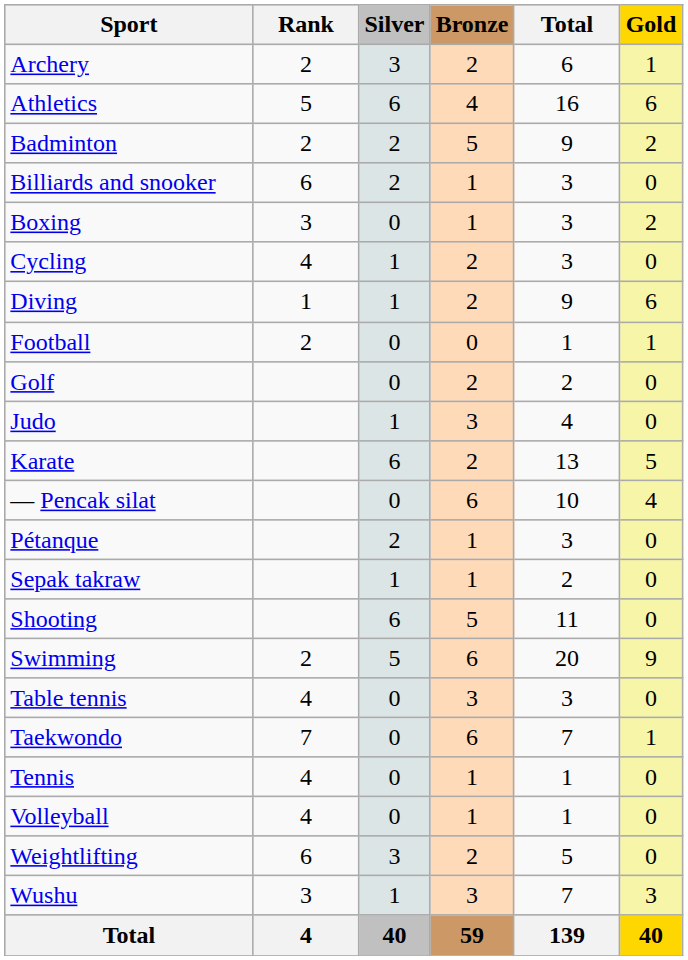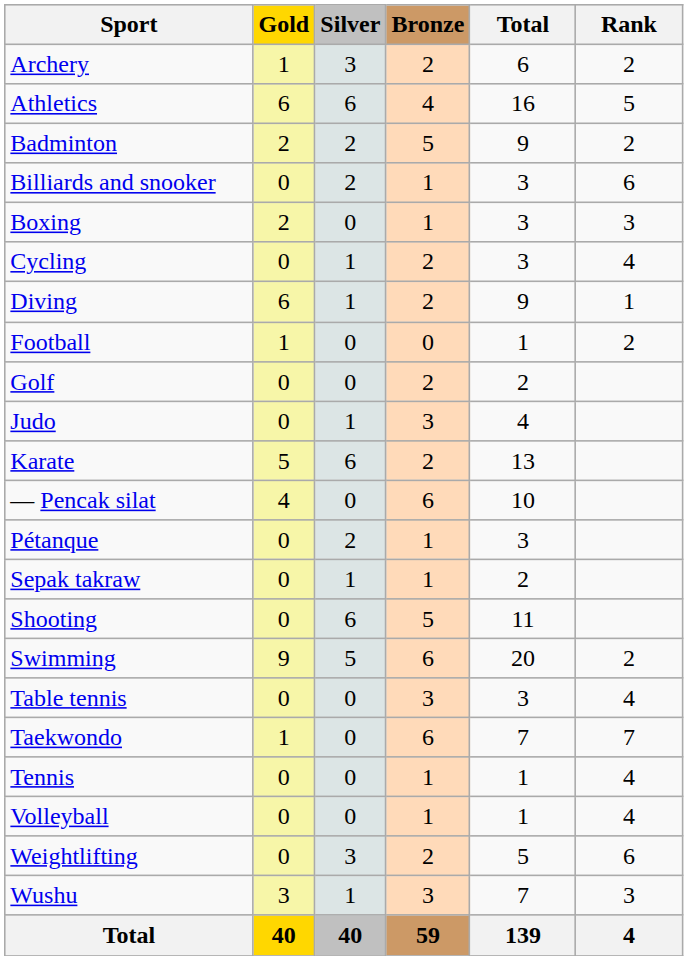columns swapped: (651, 24) <-> (306, 24)
